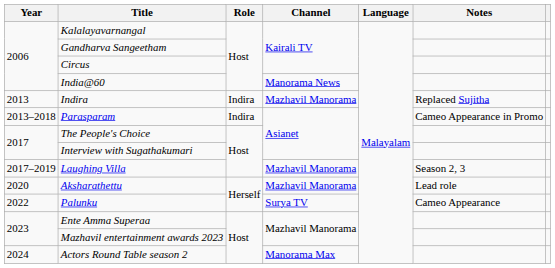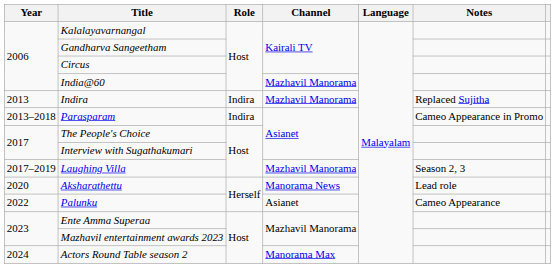(303, 82) Manorama News -> (311, 82) Mazhavil Manorama
(311, 185) Mazhavil Manorama -> (303, 185) Manorama News
(287, 202) Surya TV -> (282, 202) Asianet
